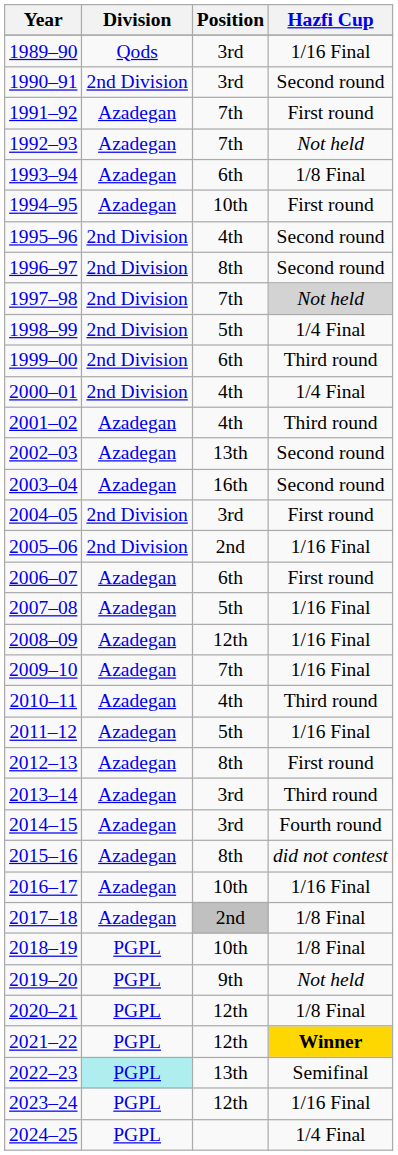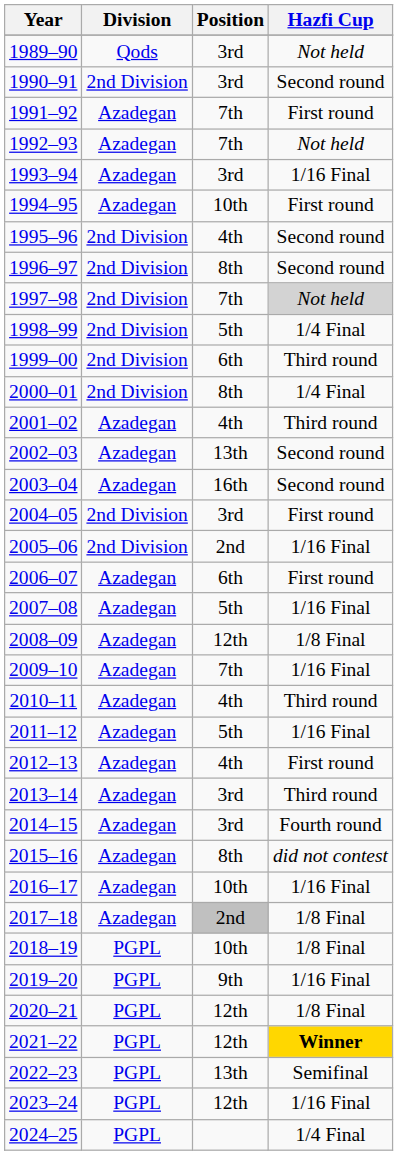(331, 50) 1/16 Final -> (331, 50) Not held
(230, 174) 6th -> (230, 174) 3rd
(331, 174) 1/8 Final -> (331, 174) 1/16 Final
(230, 391) 4th -> (230, 391) 8th
(331, 639) 1/16 Final -> (331, 639) 1/8 Final
(230, 762) 8th -> (230, 762) 4th
(331, 979) Not held -> (331, 979) 1/16 Final
(137, 1072) paleturquoise background -> (137, 1072) no background
